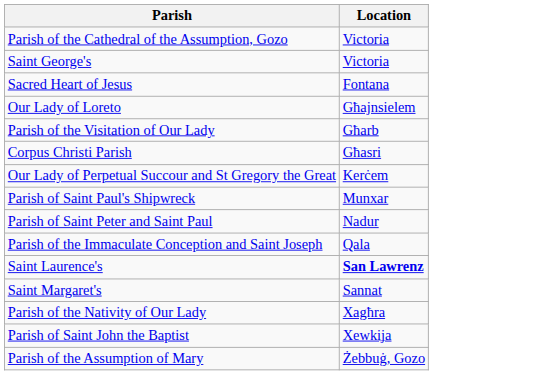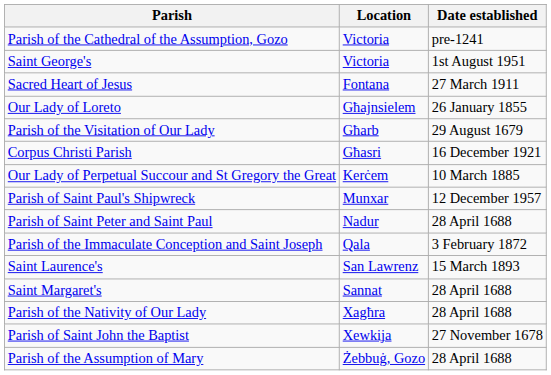+ column: (487, 15)
(383, 267) bold -> (380, 267) normal
